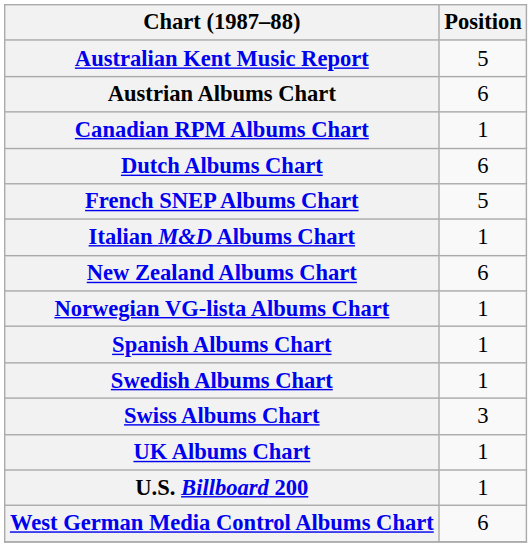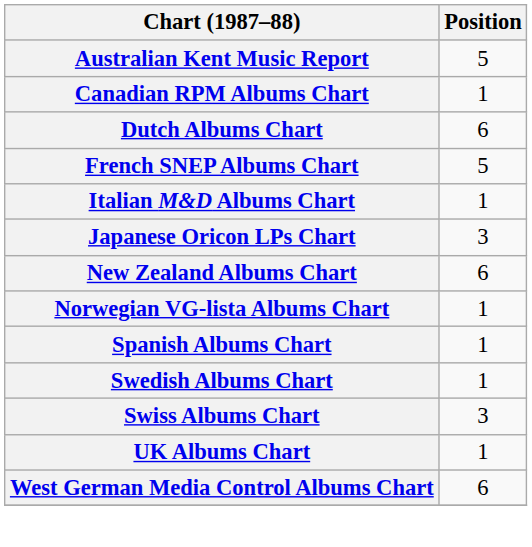- row: (222, 93)
+ row: (222, 237)
- row: (222, 487)
